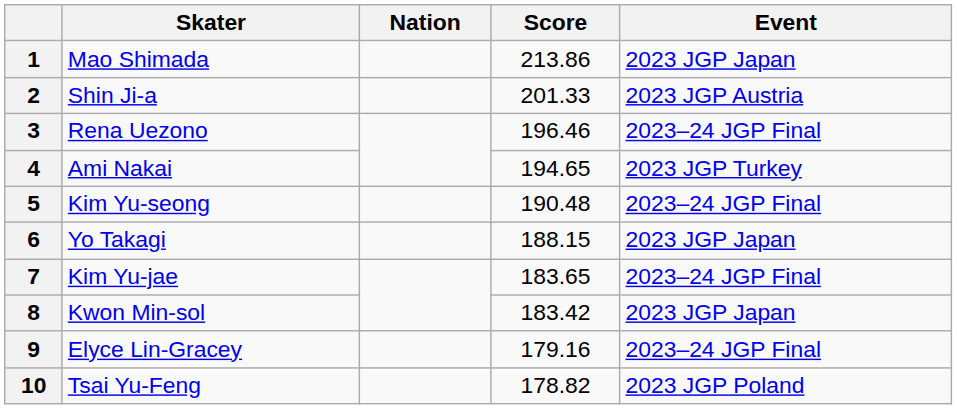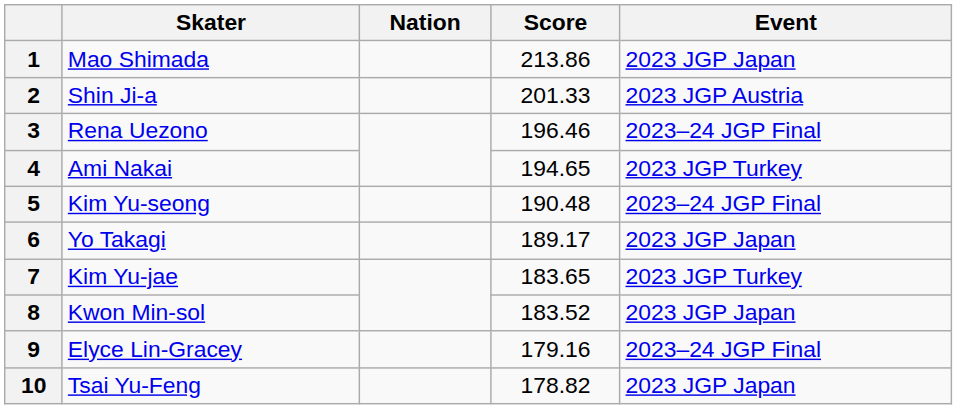(556, 240) 188.15 -> (556, 240) 189.17
(723, 276) 2023–24 JGP Final -> (714, 276) 2023 JGP Turkey
(556, 312) 183.42 -> (556, 312) 183.52
(715, 385) 2023 JGP Poland -> (711, 385) 2023 JGP Japan
